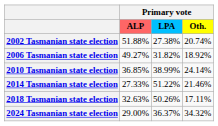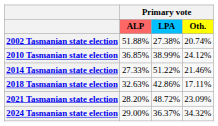- row: (62, 55)
(198, 70) 24.14% -> (198, 55) 24.12%
(167, 99) 50.26% -> (167, 84) 42.86%
+ row: (62, 99)
